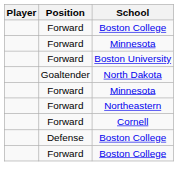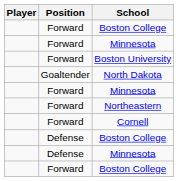+ row: (65, 153)
